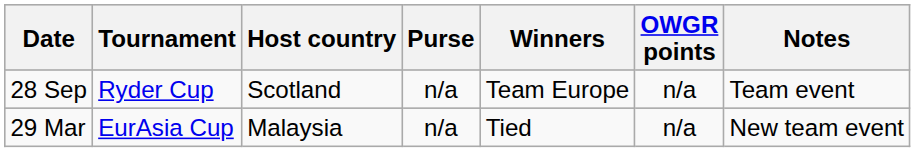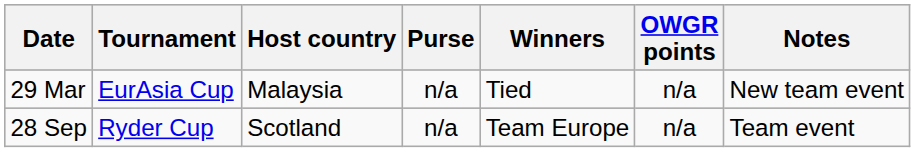rows swapped: (48, 128) <-> (49, 89)
